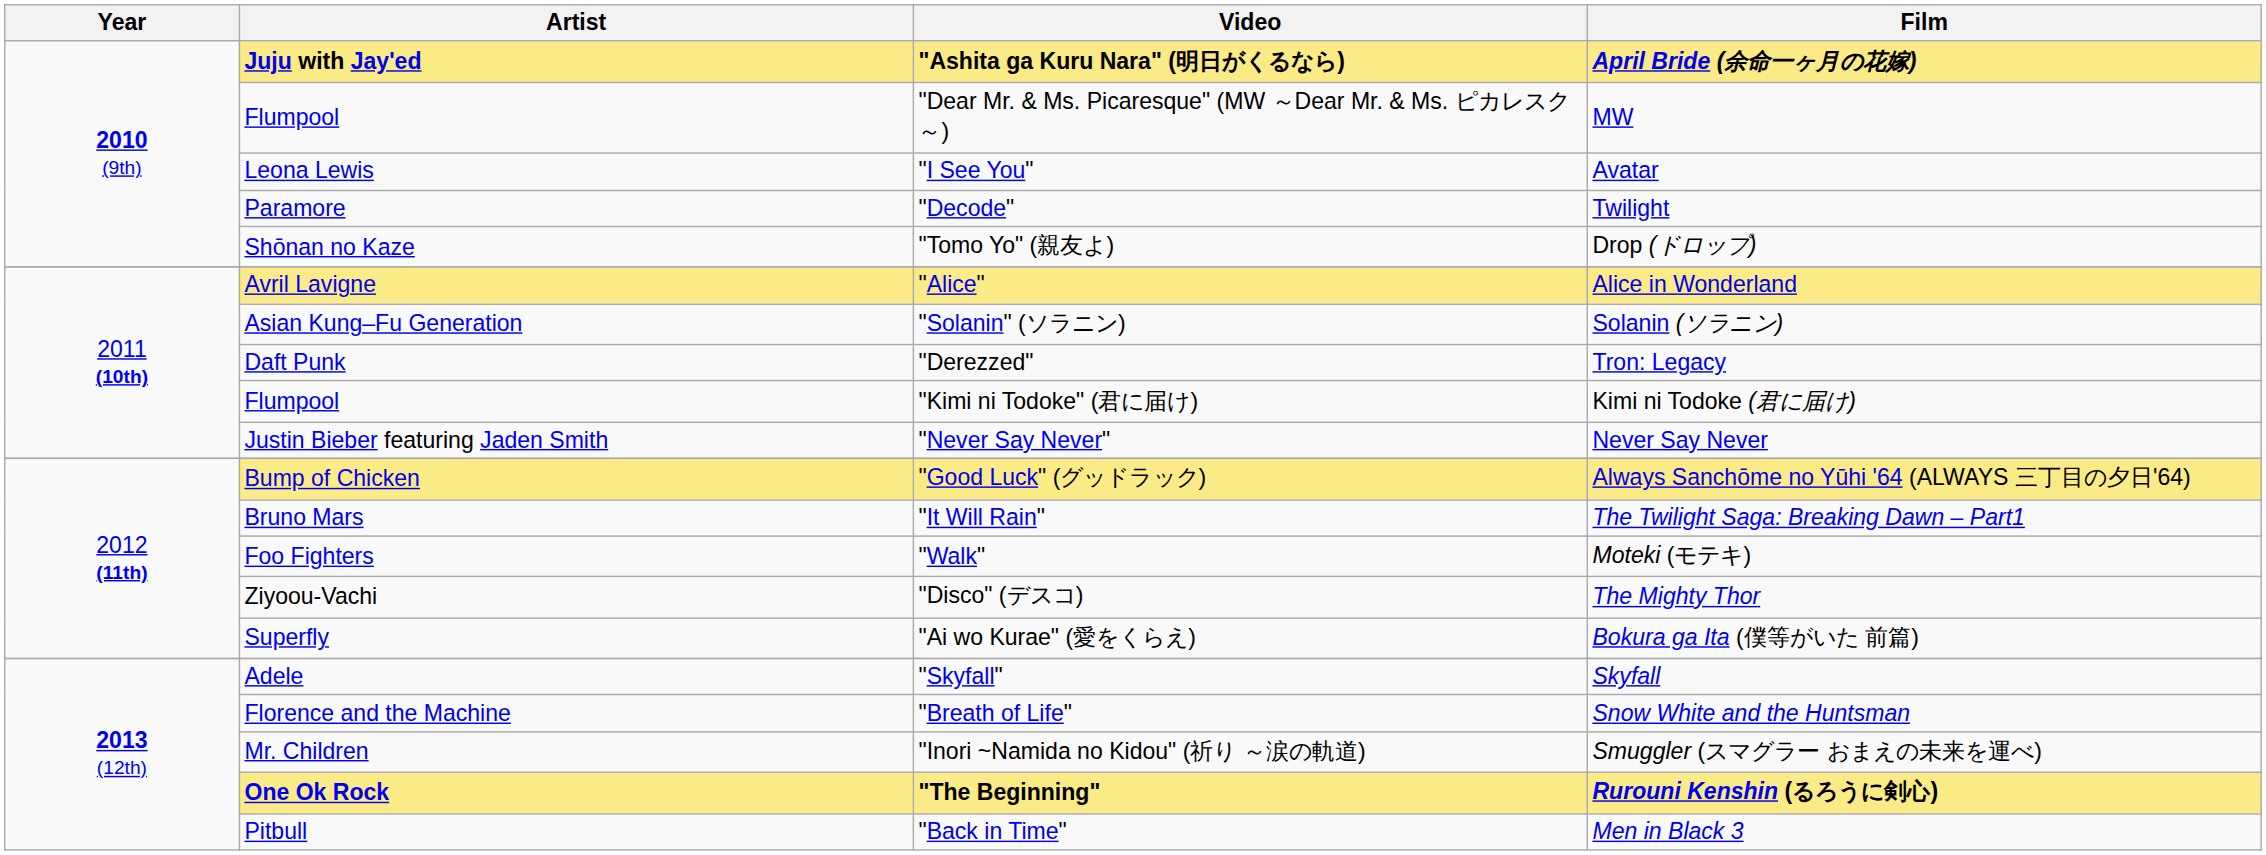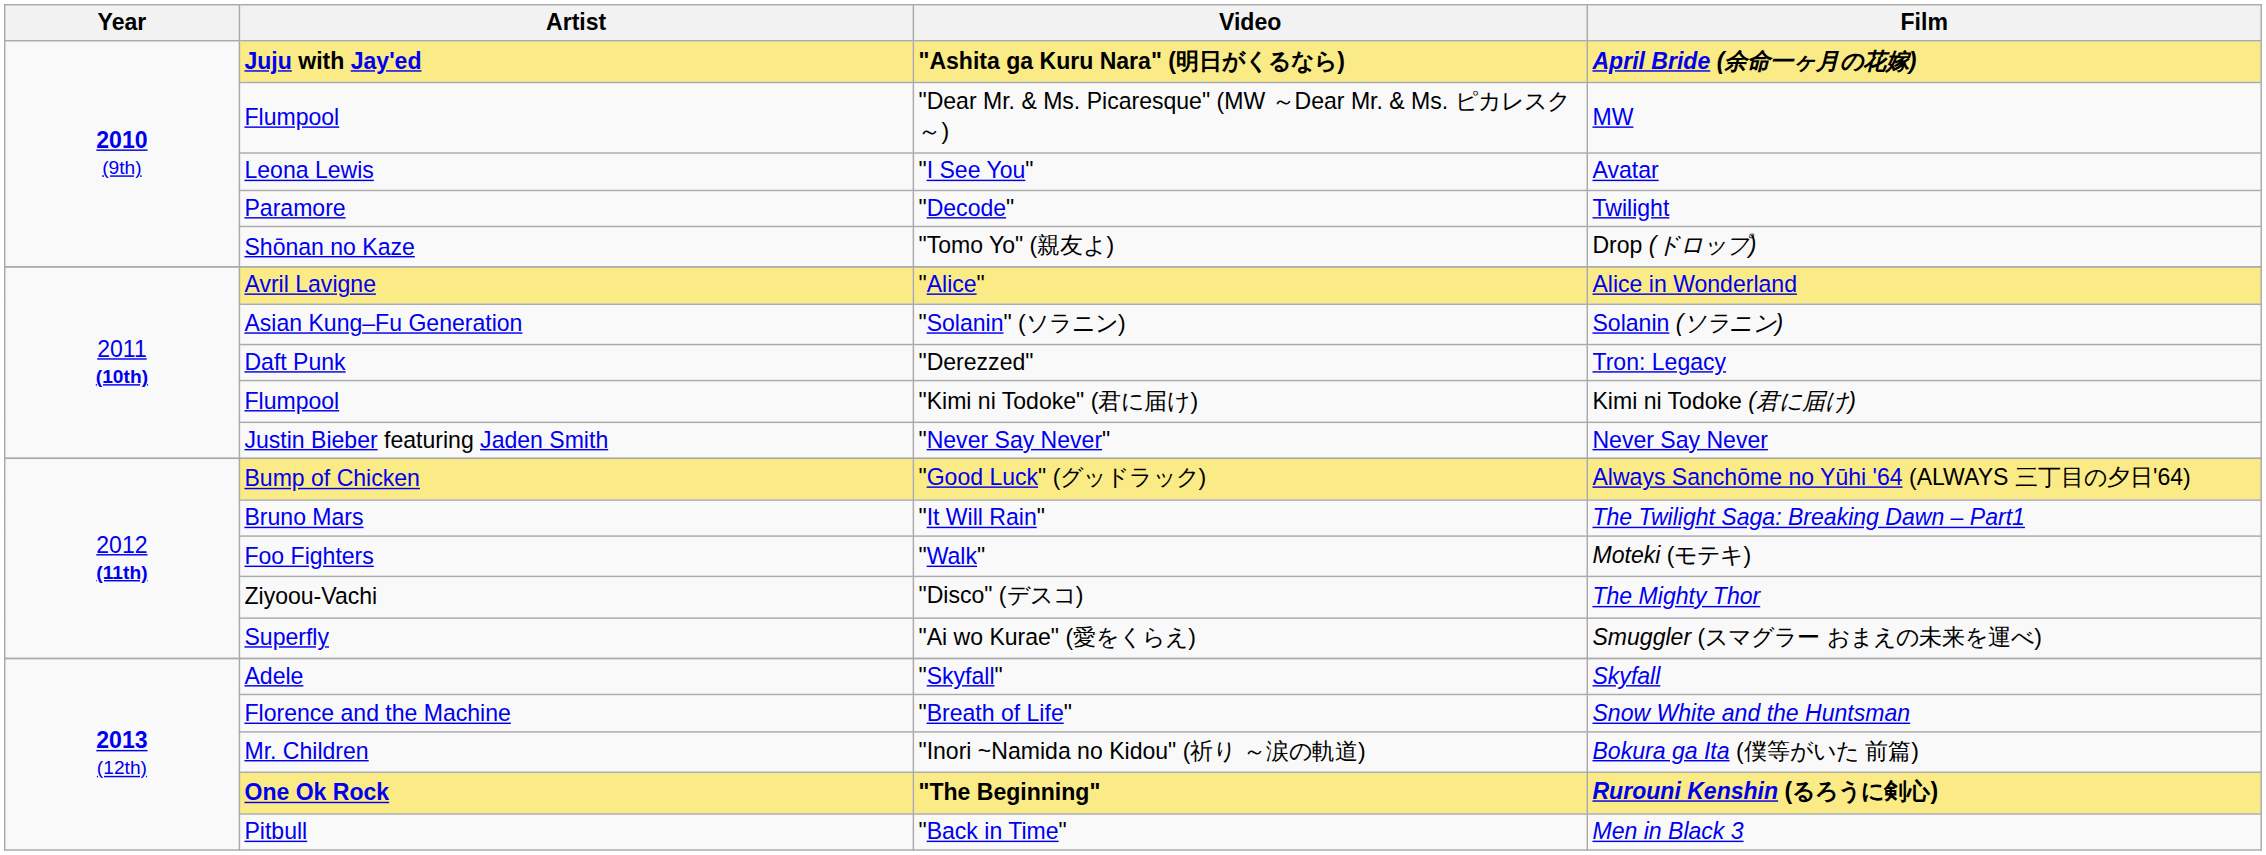(1756, 637) Bokura ga Ita (僕等がいた 前篇) -> (1817, 637) Smuggler (スマグラー おまえの未来を運べ)
(1817, 751) Smuggler (スマグラー おまえの未来を運べ) -> (1756, 751) Bokura ga Ita (僕等がいた 前篇)
